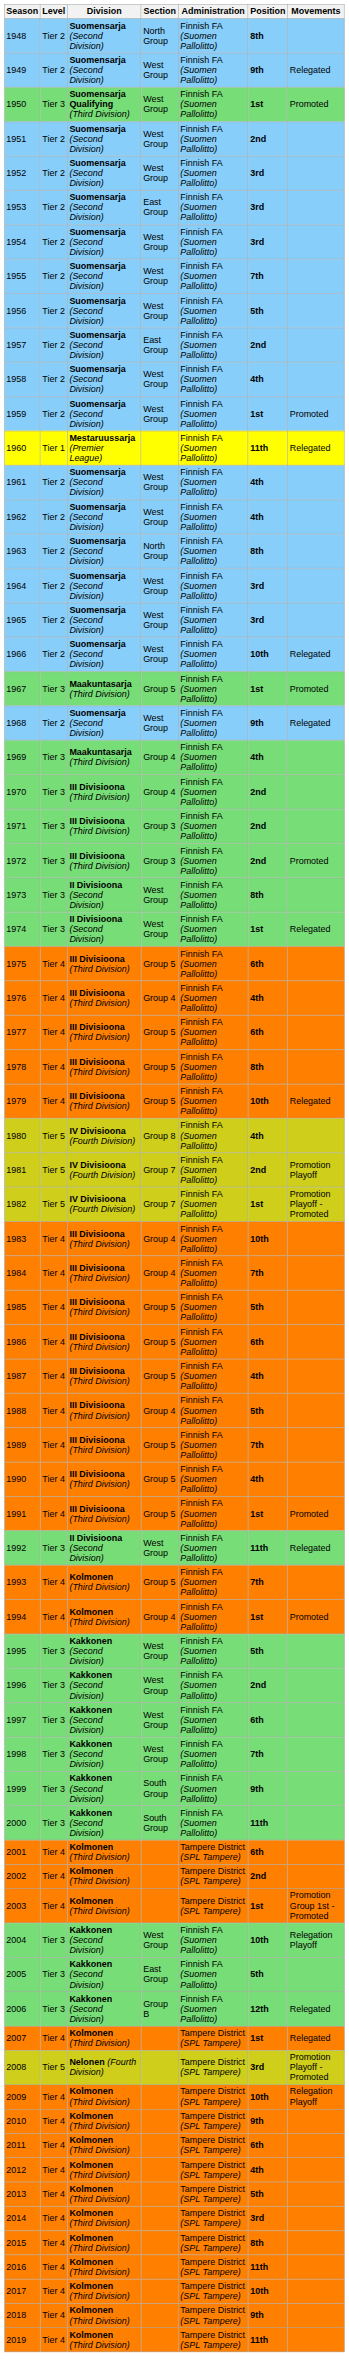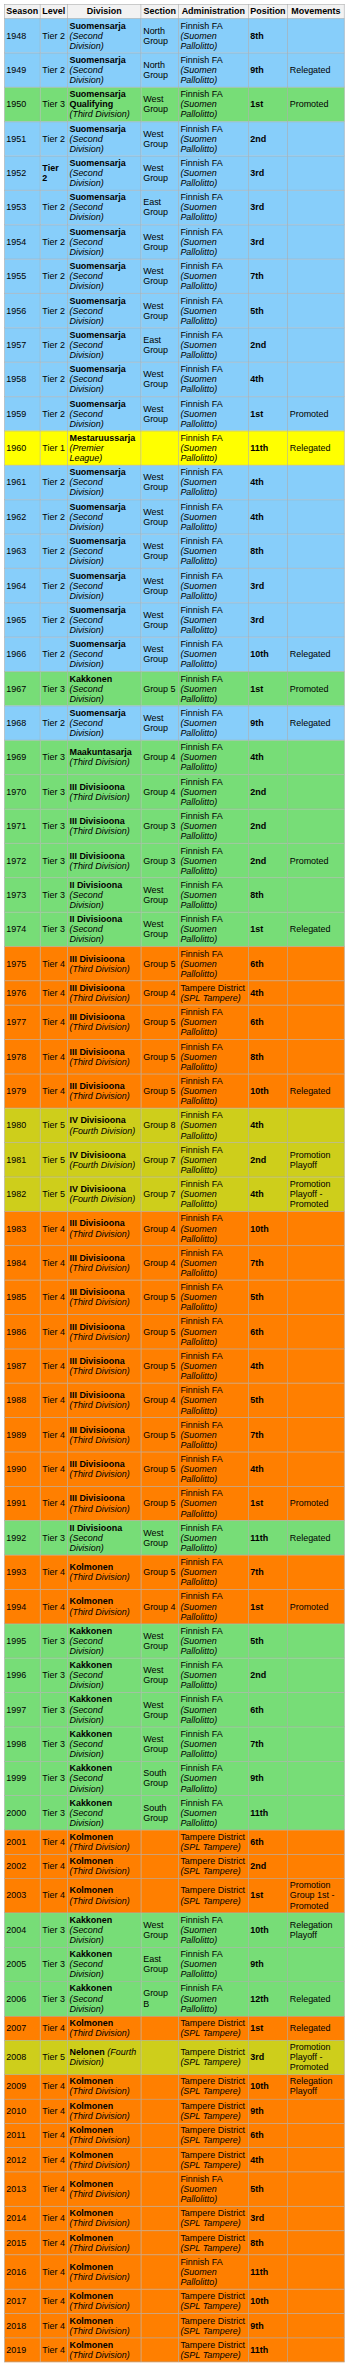(156, 70) West Group -> (156, 70) North Group
(54, 173) normal -> (50, 173) bold
(156, 551) North Group -> (156, 551) West Group
(101, 688) Maakuntasarja (Third Division) -> (91, 688) Kakkonen (Second Division)
(202, 998) Finnish FA (Suomen Pallolitto) -> (213, 993) Tampere District (SPL Tampere)
(257, 1204) 1st -> (257, 1194) 4th
(257, 1974) 5th -> (257, 1964) 9th
(213, 2194) Tampere District (SPL Tampere) -> (202, 2189) Finnish FA (Suomen Pallolitto)
(213, 2267) Tampere District (SPL Tampere) -> (202, 2272) Finnish FA (Suomen Pallolitto)
